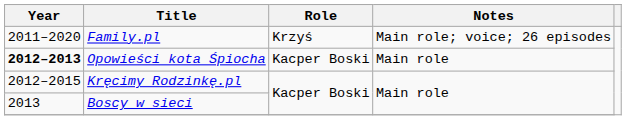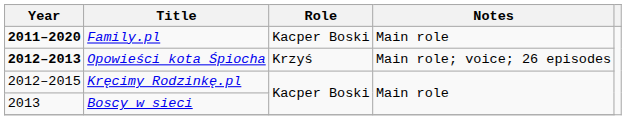(44, 38) normal -> (44, 38) bold
(292, 38) Krzyś -> (321, 38) Kacper Boski
(494, 38) Main role; voice; 26 episodes -> (412, 38) Main role
(321, 60) Kacper Boski -> (292, 60) Krzyś
(412, 60) Main role -> (494, 60) Main role; voice; 26 episodes
